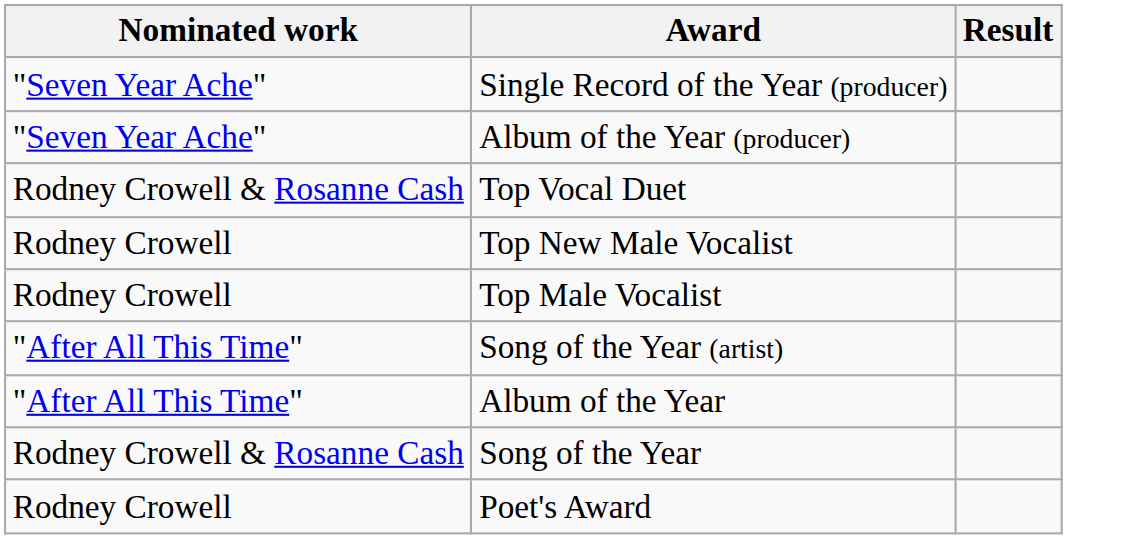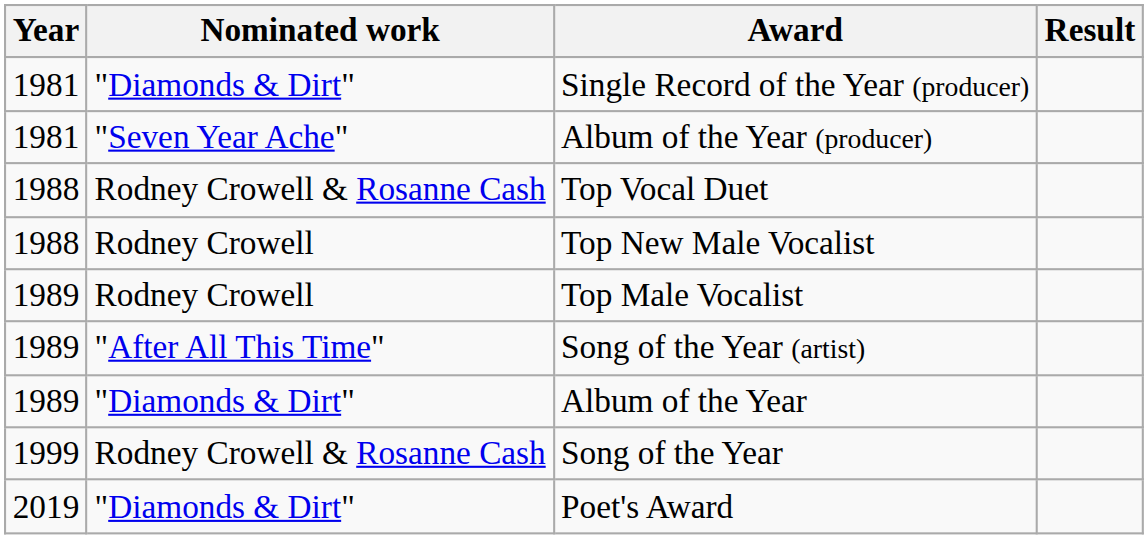+ column: (46, 30)
(140, 83) "Seven Year Ache" -> (225, 83) "Diamonds & Dirt"
(158, 400) "After All This Time" -> (225, 400) "Diamonds & Dirt"
(122, 505) Rodney Crowell -> (225, 505) "Diamonds & Dirt"
